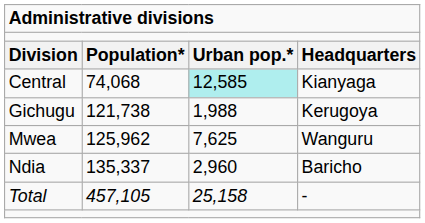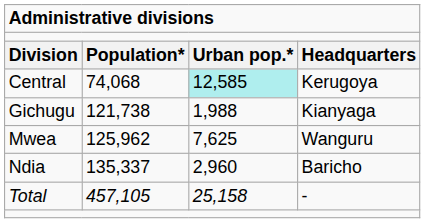(339, 83) Kianyaga -> (340, 83) Kerugoya
(340, 111) Kerugoya -> (339, 111) Kianyaga
